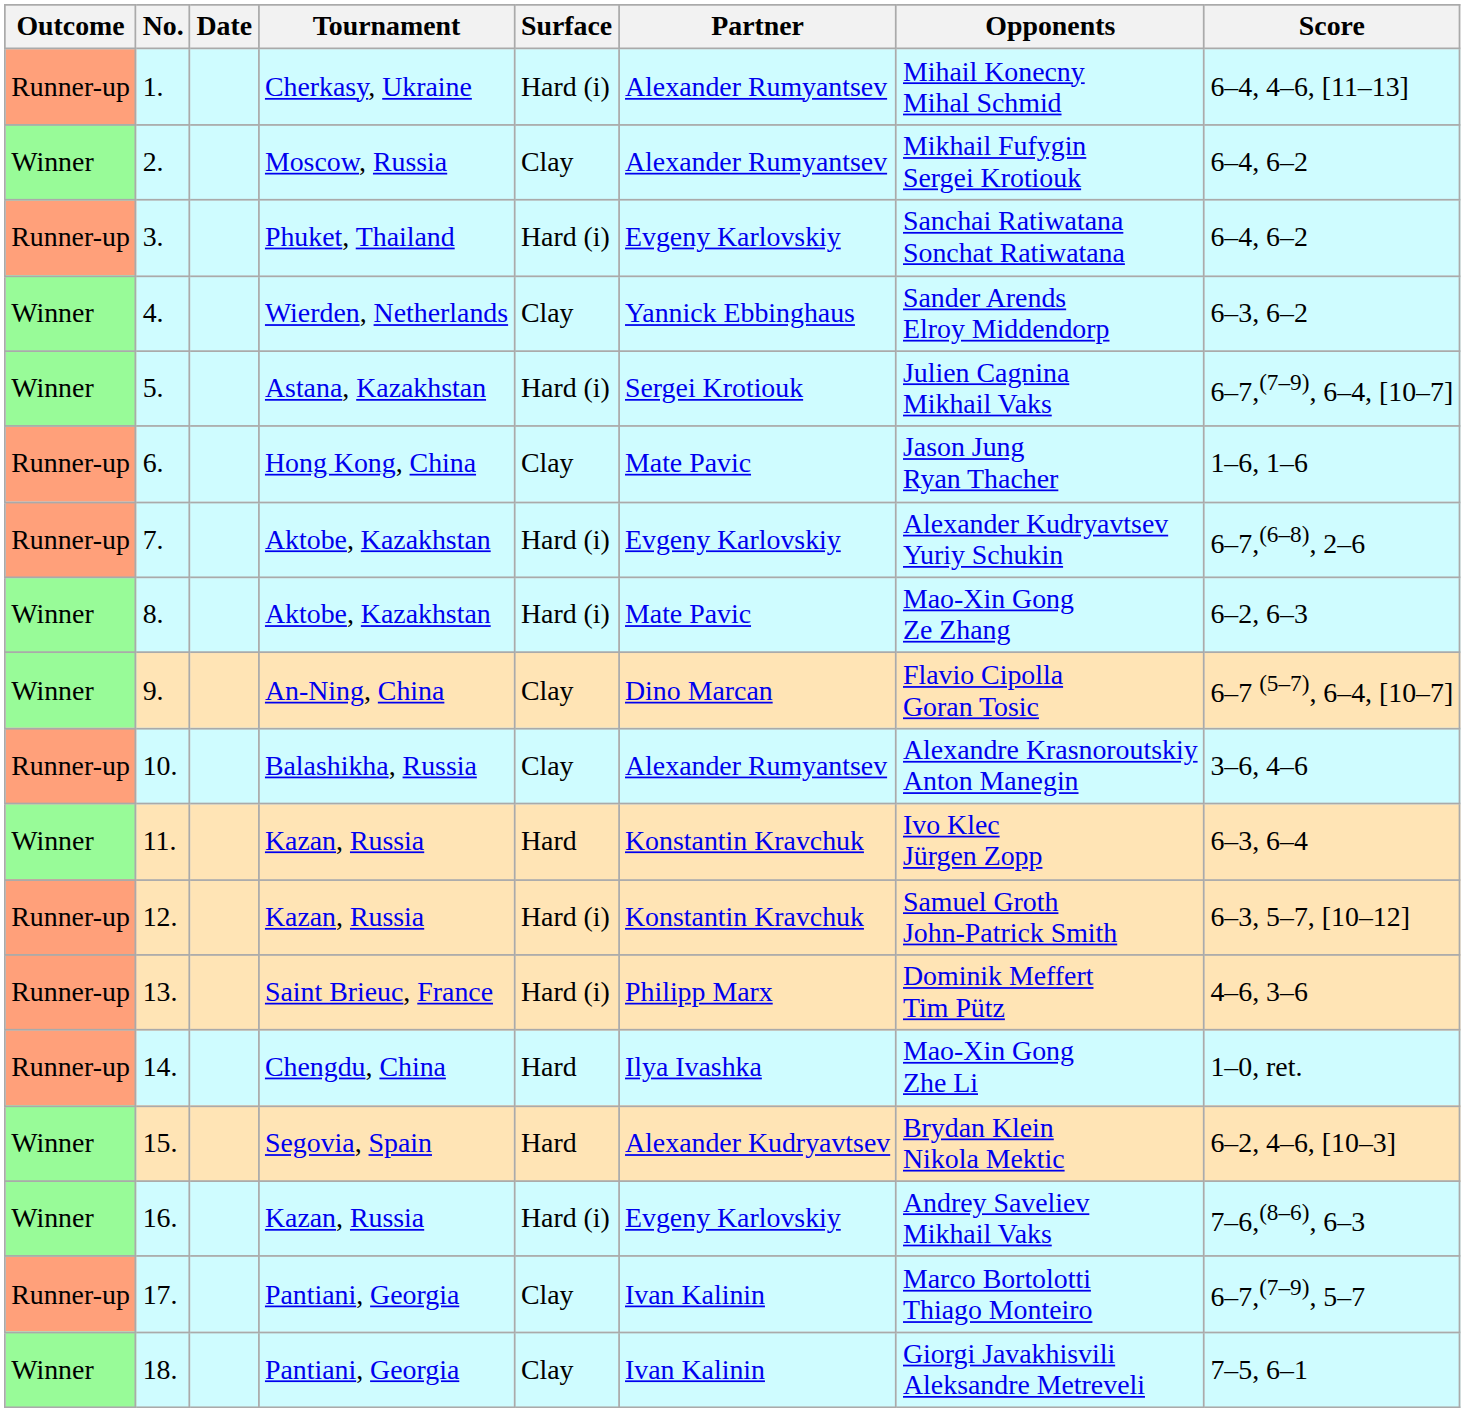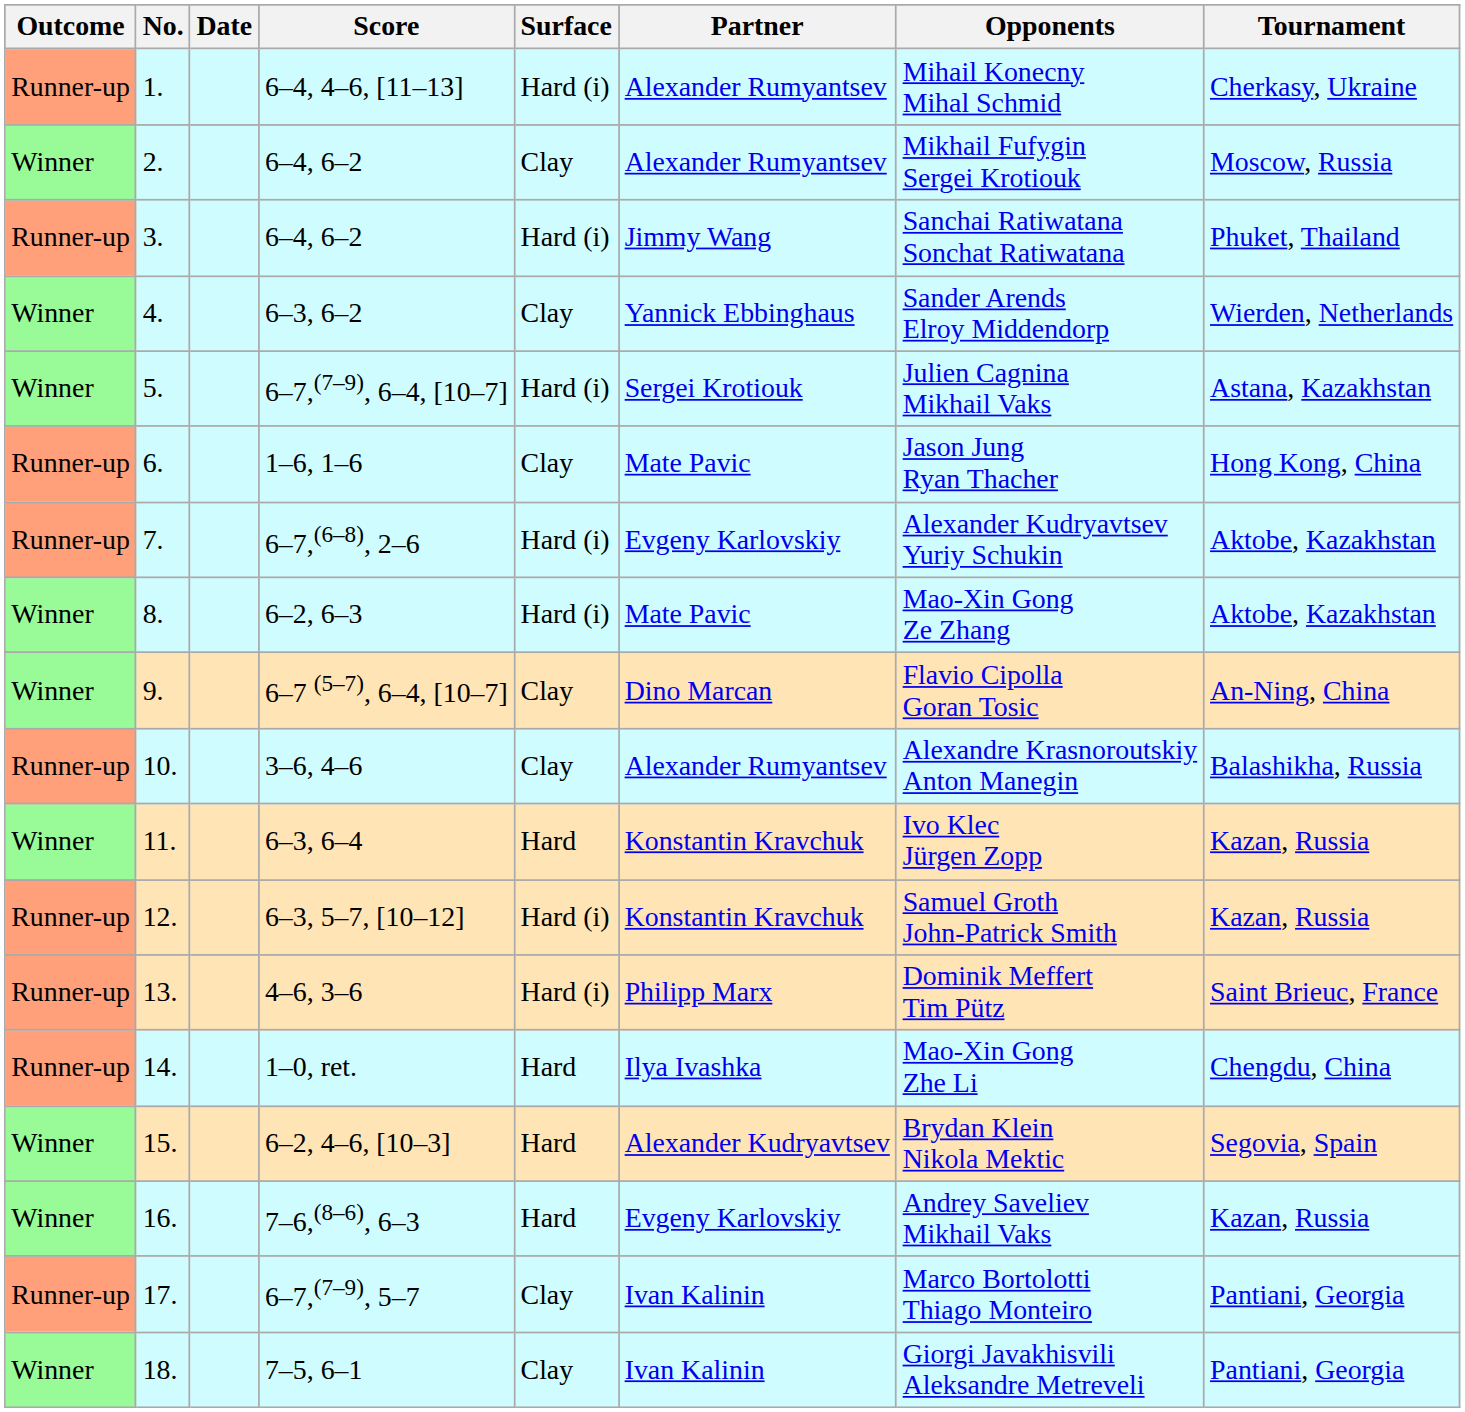columns swapped: (387, 26) <-> (1332, 26)
(733, 237) Evgeny Karlovskiy -> (698, 237) Jimmy Wang
(565, 1218) Hard (i) -> (548, 1218) Hard
